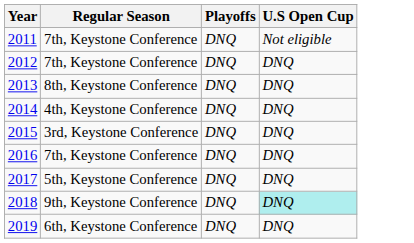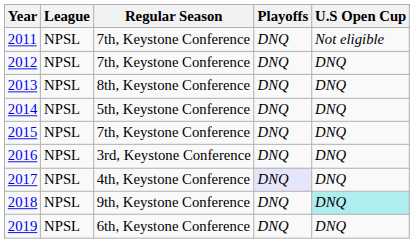+ column: (67, 16)
(121, 109) 4th, Keystone Conference -> (173, 109) 5th, Keystone Conference
(121, 132) 3rd, Keystone Conference -> (173, 132) 7th, Keystone Conference
(121, 156) 7th, Keystone Conference -> (174, 156) 3rd, Keystone Conference
(121, 179) 5th, Keystone Conference -> (173, 179) 4th, Keystone Conference
(221, 179) no background -> (273, 179) lavender background
